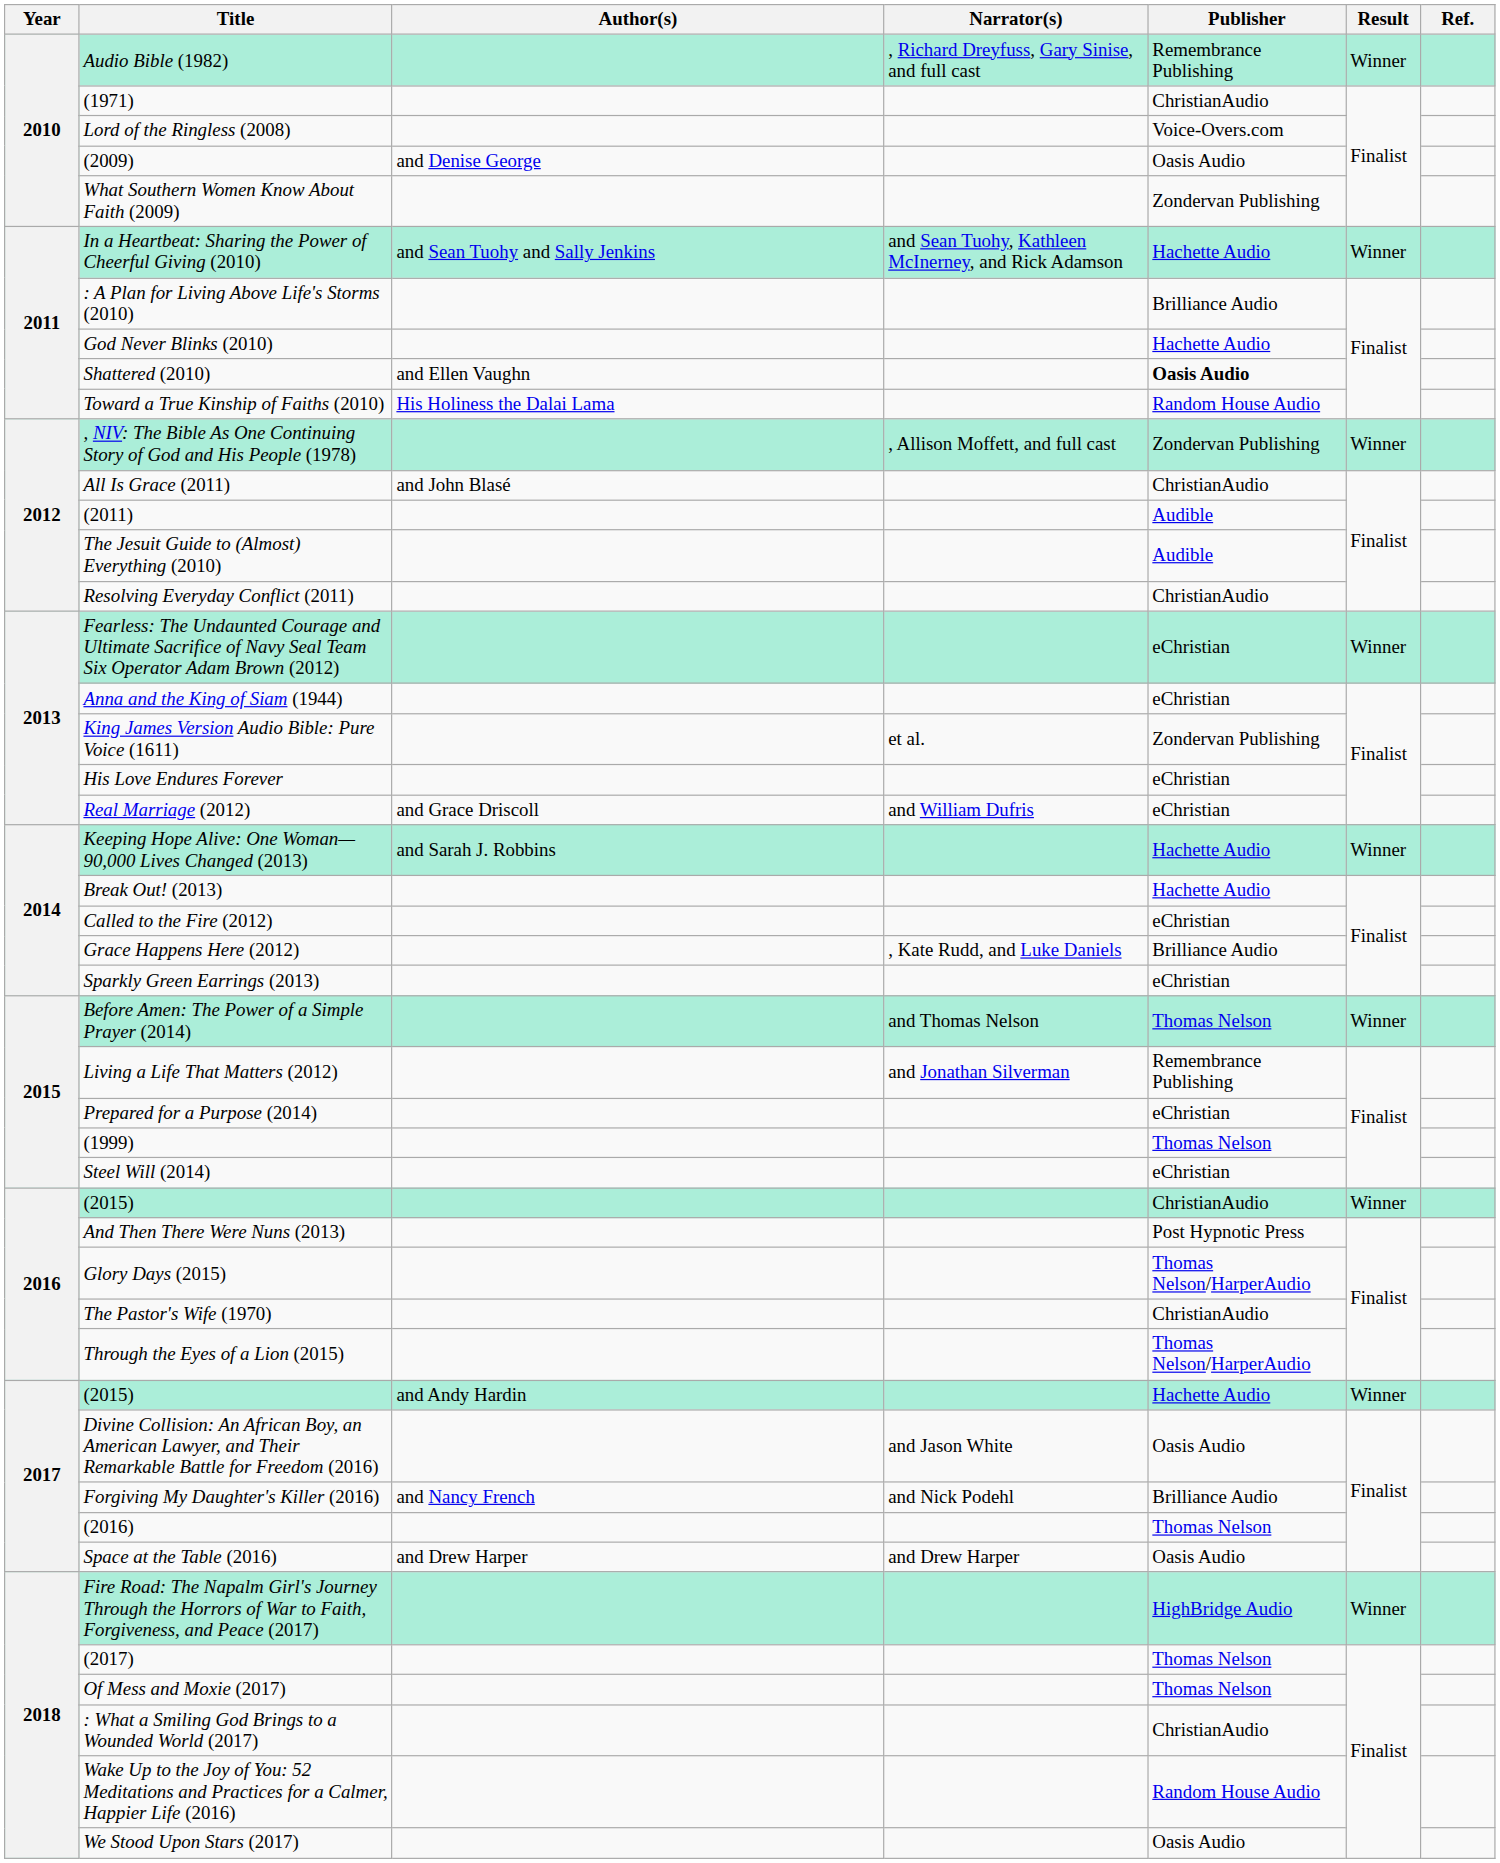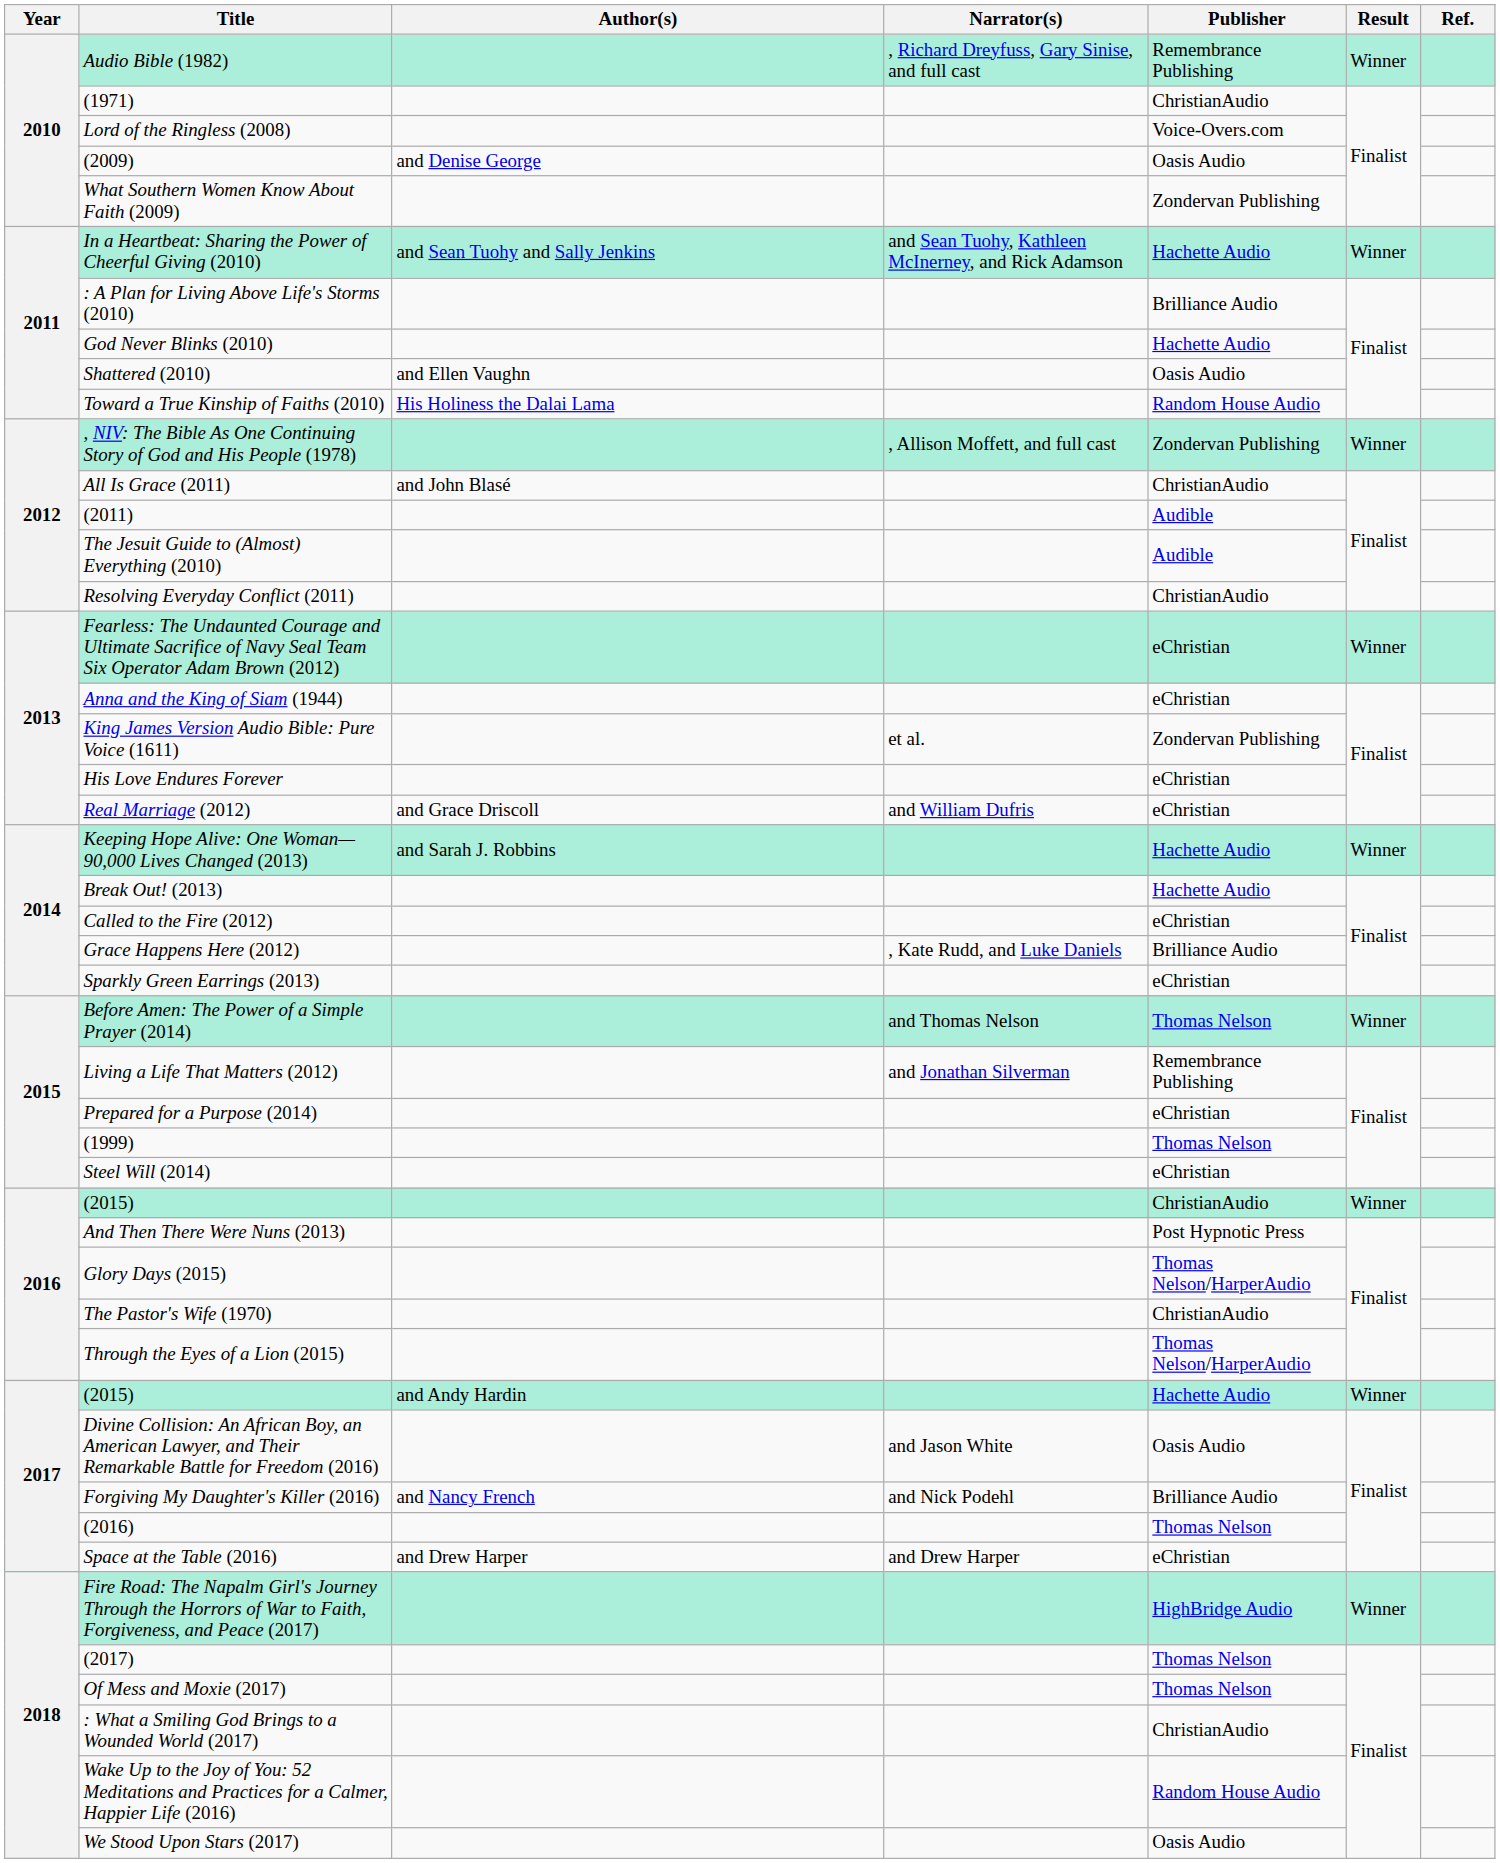(1201, 373) bold -> (1199, 373) normal
(1199, 1557) Oasis Audio -> (1191, 1557) eChristian
